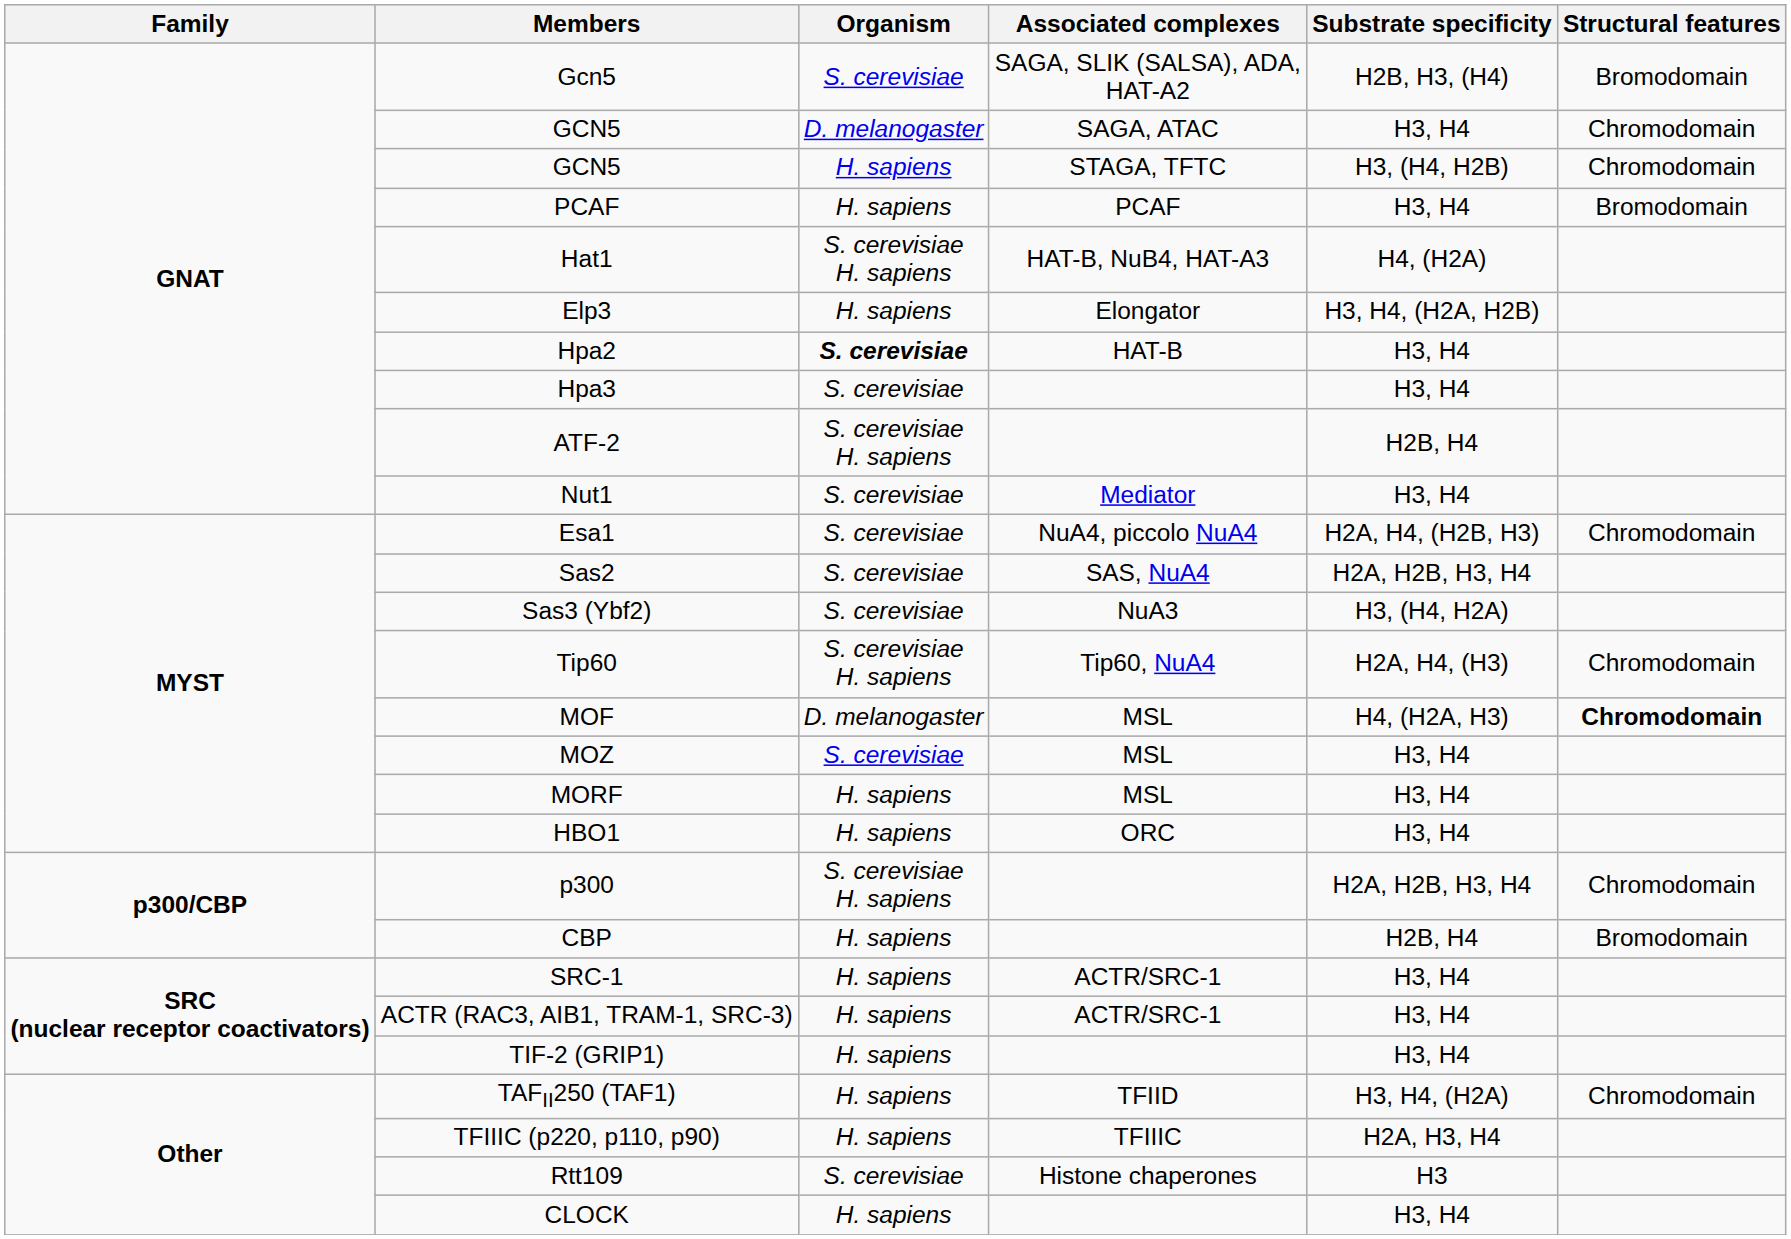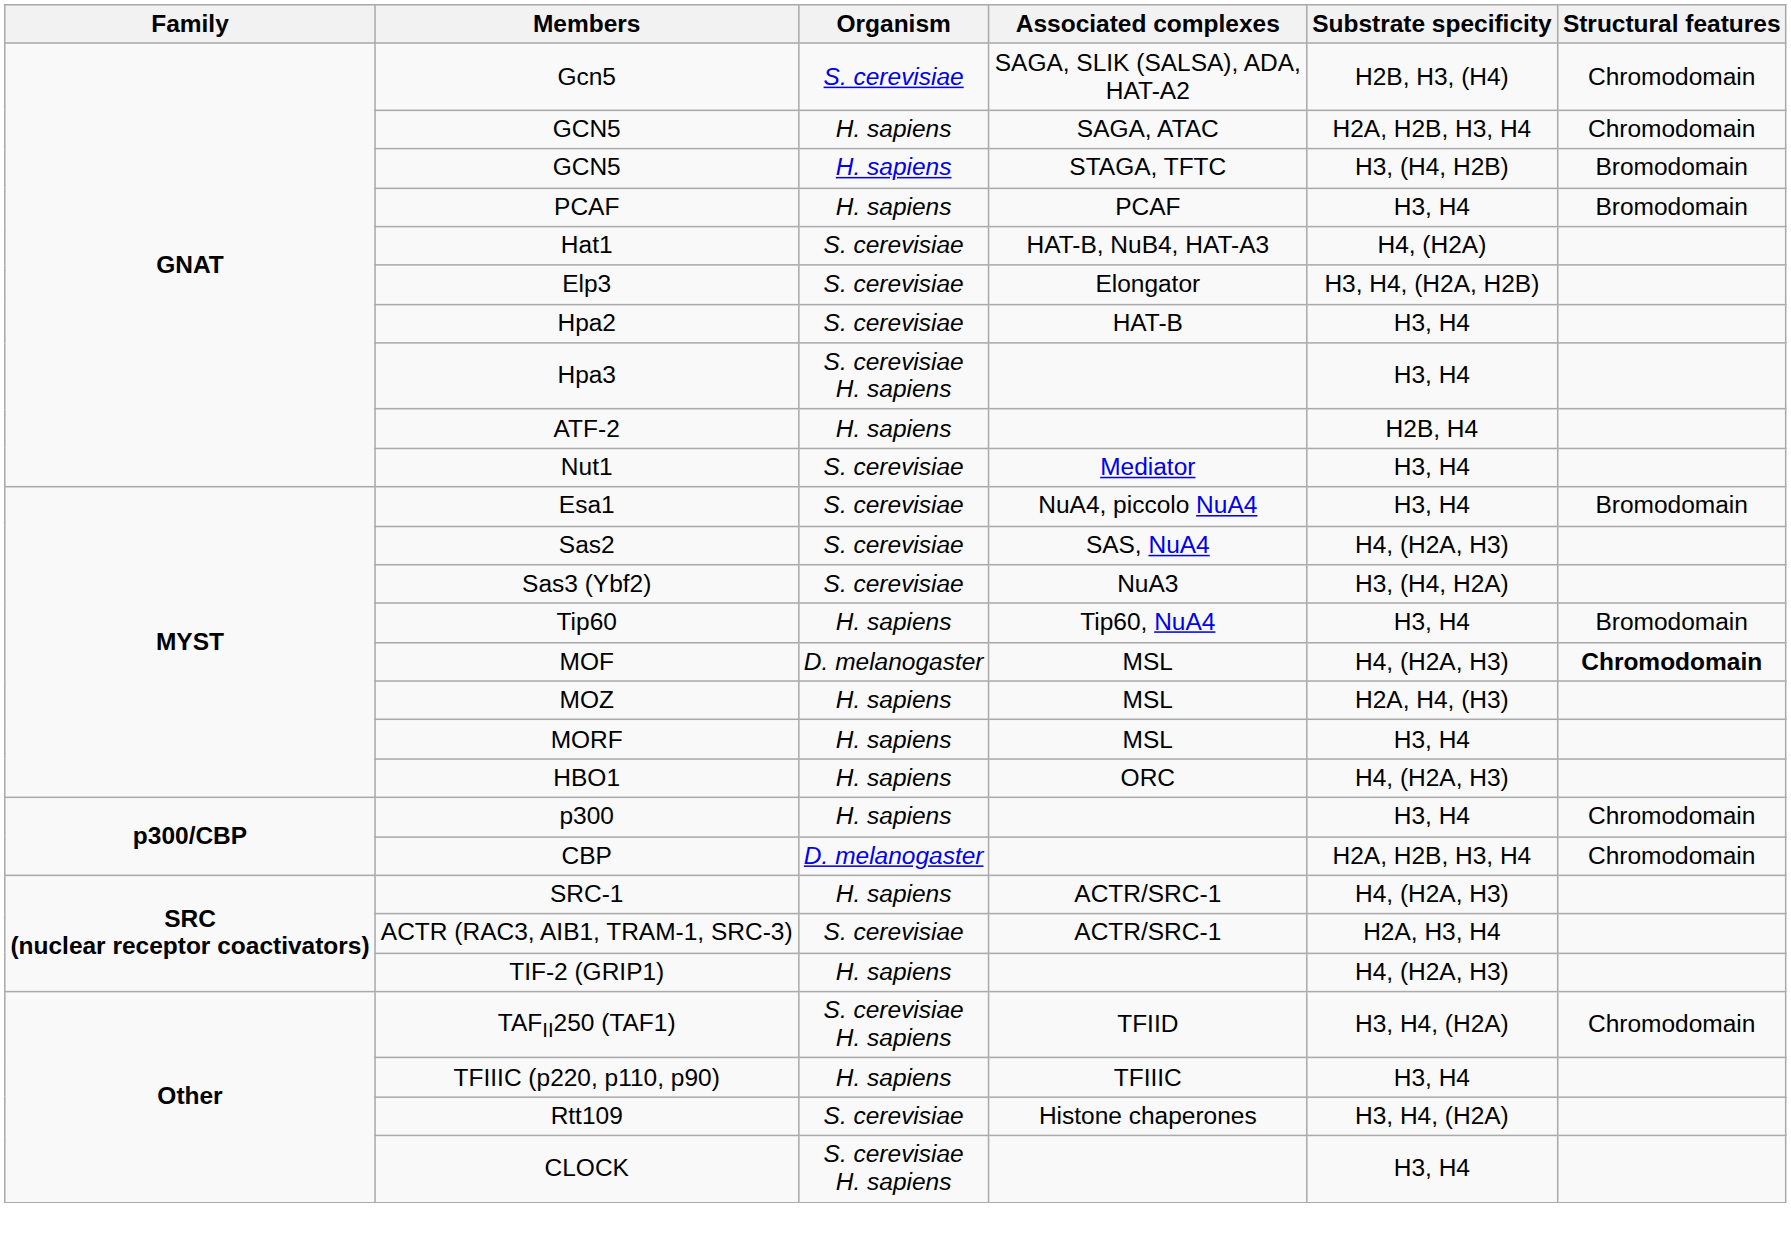(1672, 76) Bromodomain -> (1672, 76) Chromodomain
(894, 129) D. melanogaster -> (894, 129) H. sapiens
(1432, 129) H3, H4 -> (1432, 129) H2A, H2B, H3, H4
(1672, 167) Chromodomain -> (1672, 167) Bromodomain
(894, 259) S. cerevisiae H. sapiens -> (894, 245) S. cerevisiae
(894, 311) H. sapiens -> (894, 284) S. cerevisiae
(894, 350) bold -> (894, 323) normal
(894, 389) S. cerevisiae -> (894, 375) S. cerevisiae H. sapiens
(894, 442) S. cerevisiae H. sapiens -> (894, 428) H. sapiens
(1432, 533) H2A, H4, (H2B, H3) -> (1432, 506) H3, H4
(1672, 533) Chromodomain -> (1672, 506) Bromodomain
(1432, 572) H2A, H2B, H3, H4 -> (1432, 544) H4, (H2A, H3)
(894, 663) S. cerevisiae H. sapiens -> (894, 622) H. sapiens
(1432, 663) H2A, H4, (H3) -> (1432, 622) H3, H4
(1672, 663) Chromodomain -> (1672, 622) Bromodomain
(894, 755) S. cerevisiae -> (894, 700) H. sapiens
(1432, 755) H3, H4 -> (1432, 700) H2A, H4, (H3)
(1432, 832) H3, H4 -> (1432, 777) H4, (H2A, H3)
(894, 885) S. cerevisiae H. sapiens -> (894, 816) H. sapiens
(1432, 885) H2A, H2B, H3, H4 -> (1432, 816) H3, H4
(894, 938) H. sapiens -> (894, 855) D. melanogaster
(1432, 938) H2B, H4 -> (1432, 855) H2A, H2B, H3, H4
(1672, 938) Bromodomain -> (1672, 855) Chromodomain
(1432, 976) H3, H4 -> (1432, 894) H4, (H2A, H3)
(894, 1015) H. sapiens -> (894, 933) S. cerevisiae
(1432, 1015) H3, H4 -> (1432, 933) H2A, H3, H4
(1432, 1054) H3, H4 -> (1432, 971) H4, (H2A, H3)
(894, 1095) H. sapiens -> (894, 1024) S. cerevisiae H. sapiens
(1432, 1137) H2A, H3, H4 -> (1432, 1077) H3, H4
(1432, 1175) H3 -> (1432, 1115) H3, H4, (H2A)
(894, 1214) H. sapiens -> (894, 1168) S. cerevisiae H. sapiens
